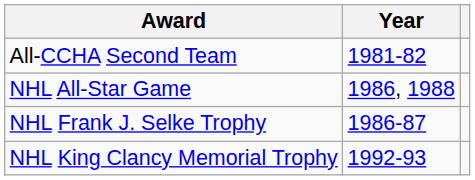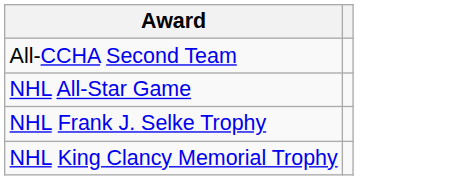- column: (401, 21)
